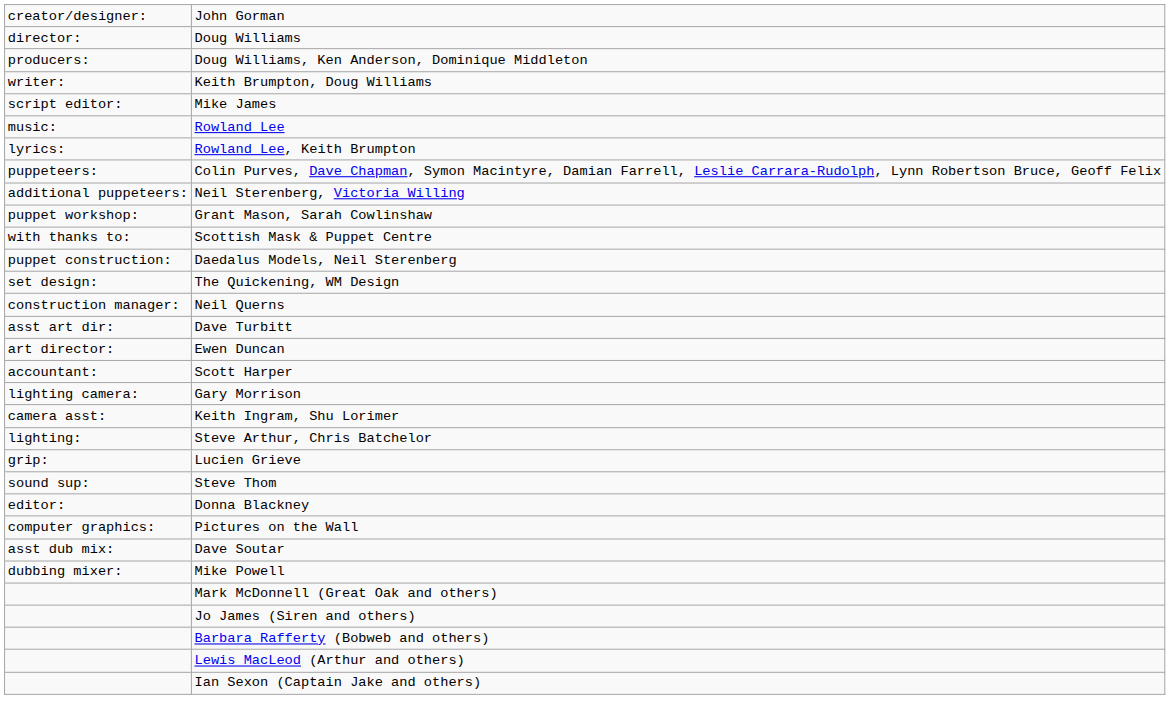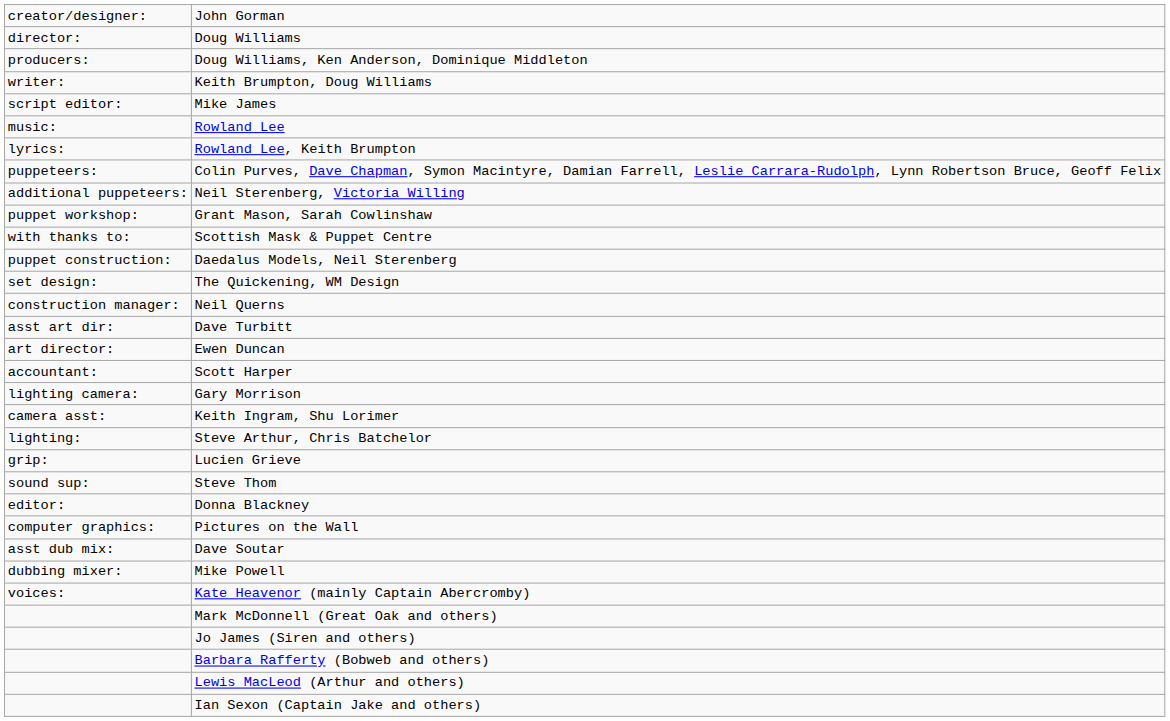+ row: (362, 594)
